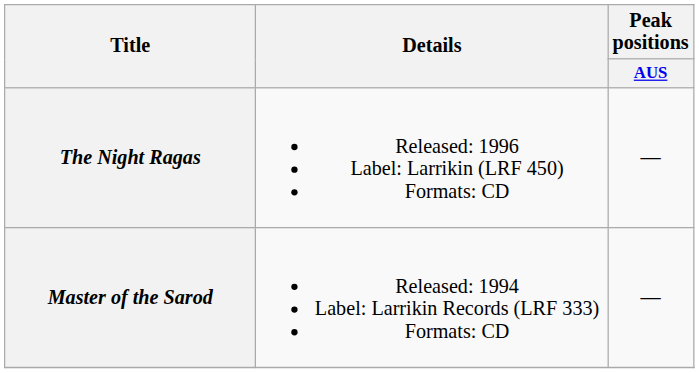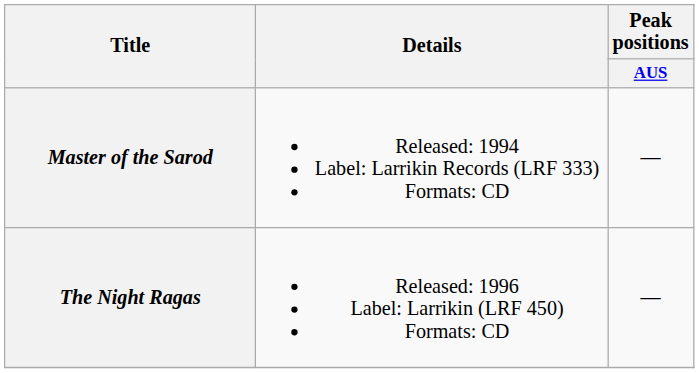rows swapped: (130, 297) <-> (130, 157)
